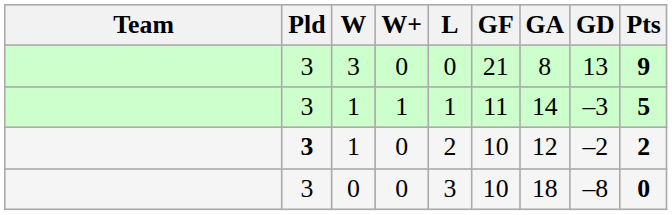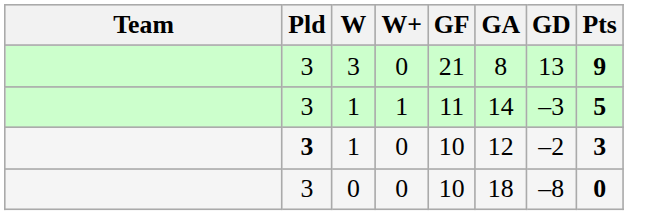- column: (450, 24)
(644, 147) 2 -> (600, 147) 3
